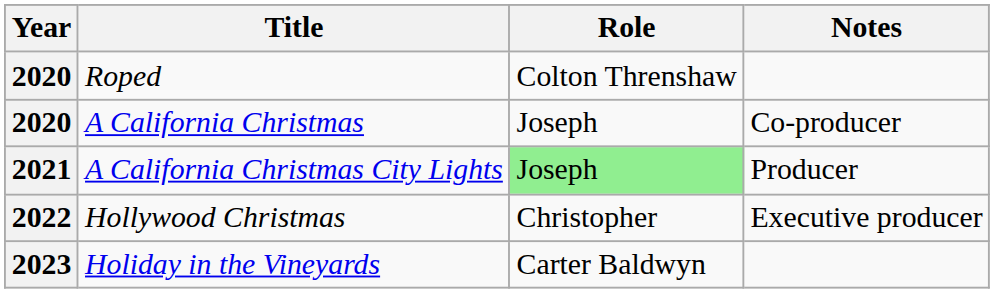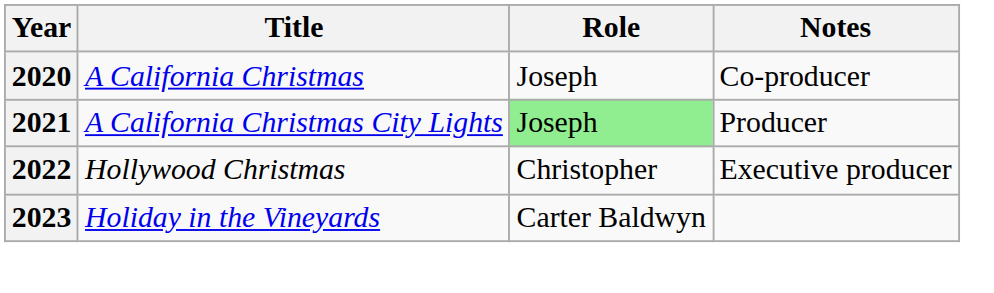- row: (123, 75)
